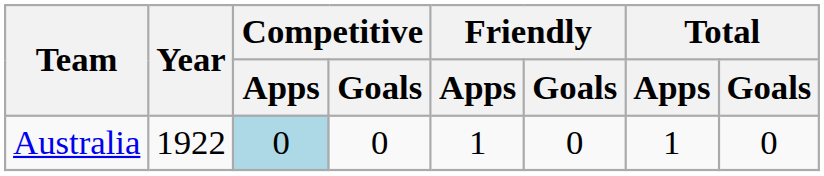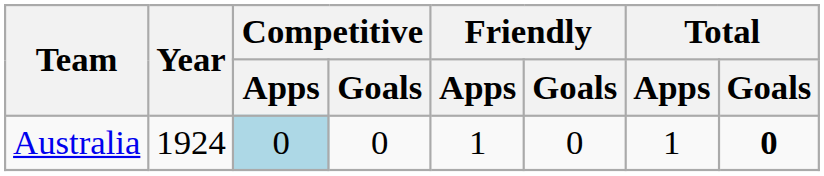(191, 142) 1922 -> (191, 142) 1924
(769, 142) normal -> (769, 142) bold
